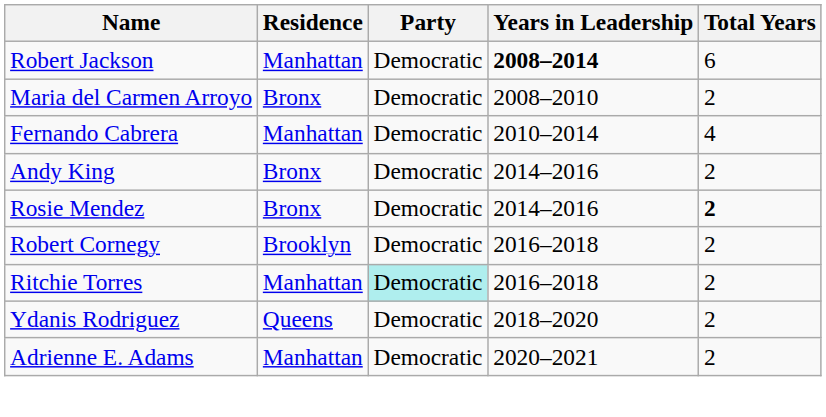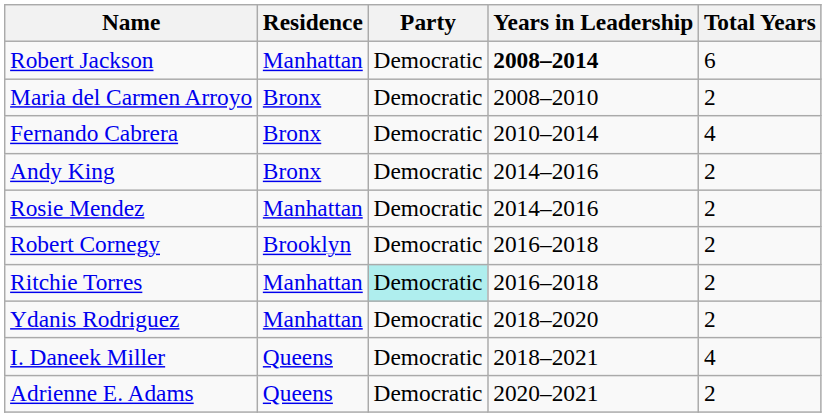(313, 134) Manhattan -> (292, 134) Bronx
(292, 208) Bronx -> (313, 208) Manhattan
(710, 208) bold -> (710, 208) normal
(298, 319) Queens -> (313, 319) Manhattan
+ row: (88, 356)
(313, 356) Manhattan -> (298, 393) Queens
